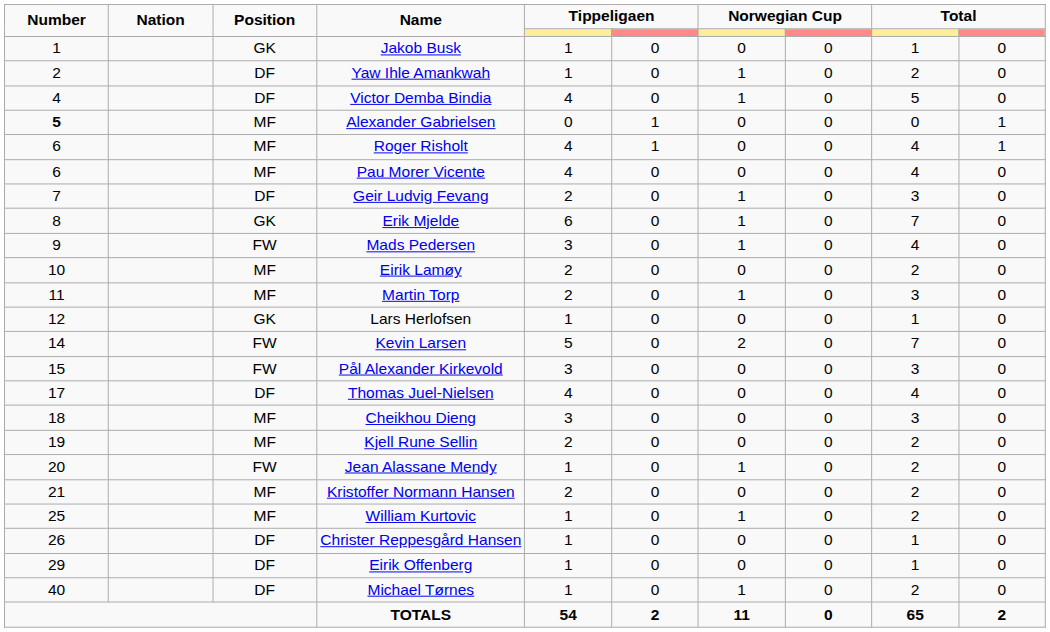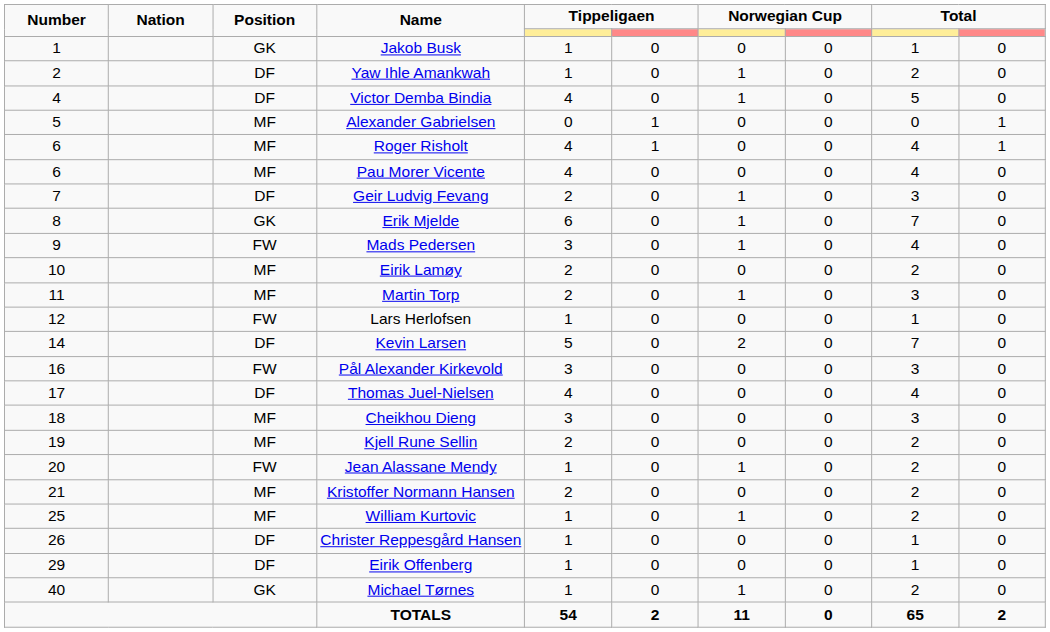(57, 122) bold -> (57, 122) normal
(265, 319) GK -> (265, 319) FW
(265, 343) FW -> (265, 343) DF
(57, 368) 15 -> (57, 368) 16
(265, 590) DF -> (265, 590) GK
